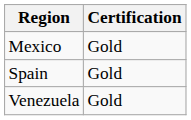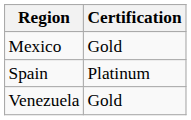(105, 73) Gold -> (119, 73) Platinum
